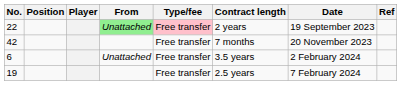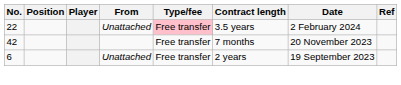(127, 27) lightgreen background -> (127, 27) no background
(231, 27) 2 years -> (235, 27) 3.5 years
(332, 27) 19 September 2023 -> (325, 27) 2 February 2024
(235, 57) 3.5 years -> (231, 57) 2 years
(325, 57) 2 February 2024 -> (332, 57) 19 September 2023
- row: (12, 73)
